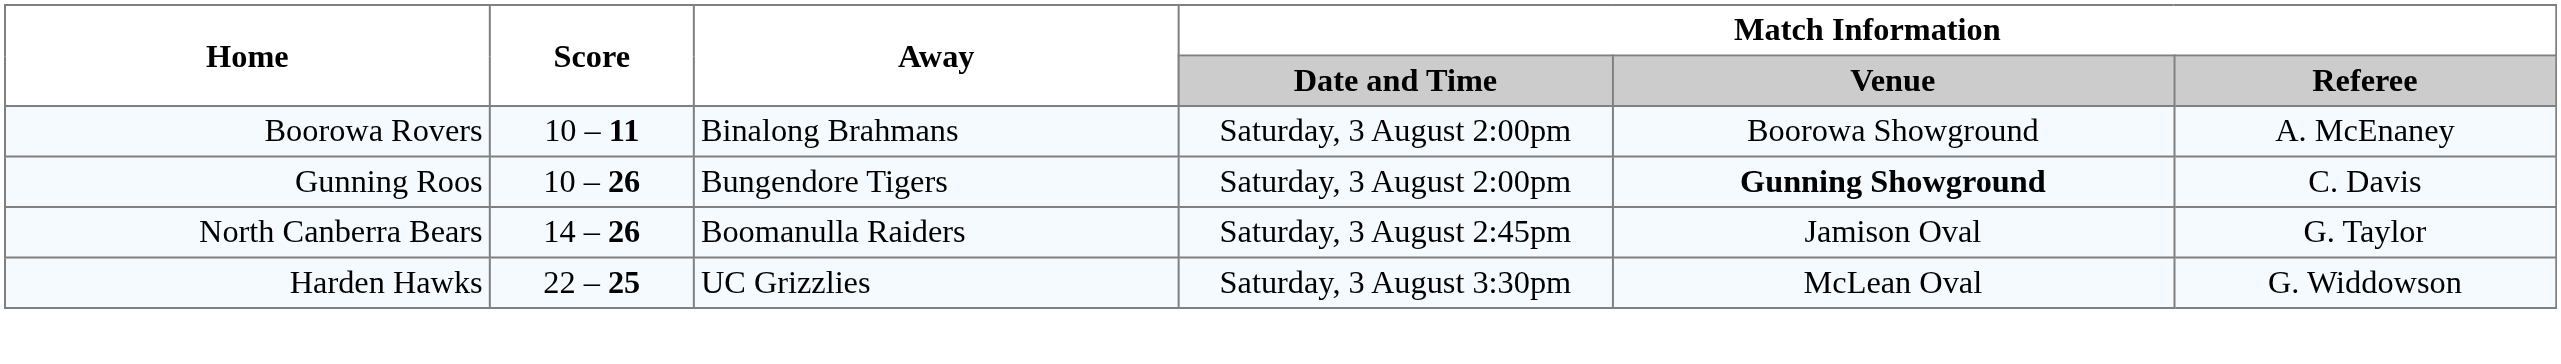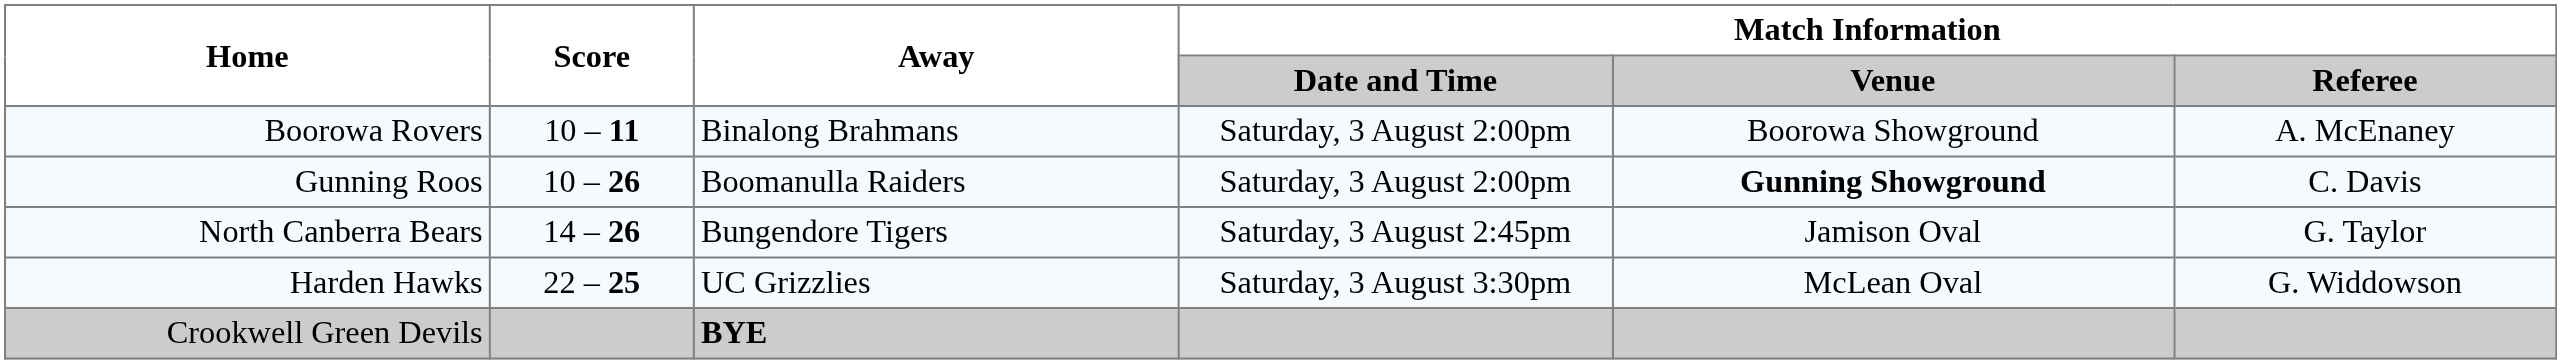(824, 181) Bungendore Tigers -> (833, 181) Boomanulla Raiders
(833, 231) Boomanulla Raiders -> (824, 231) Bungendore Tigers
+ row: (325, 332)
